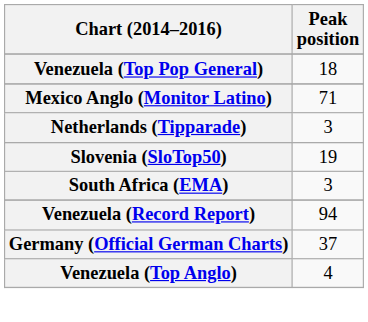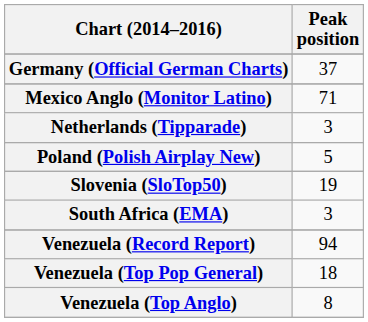rows swapped: (149, 244) <-> (149, 68)
+ row: (149, 156)
(328, 273) 4 -> (328, 302) 8
